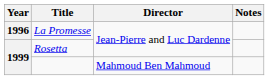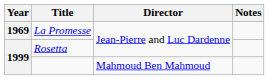(18, 30) 1996 -> (18, 30) 1969
